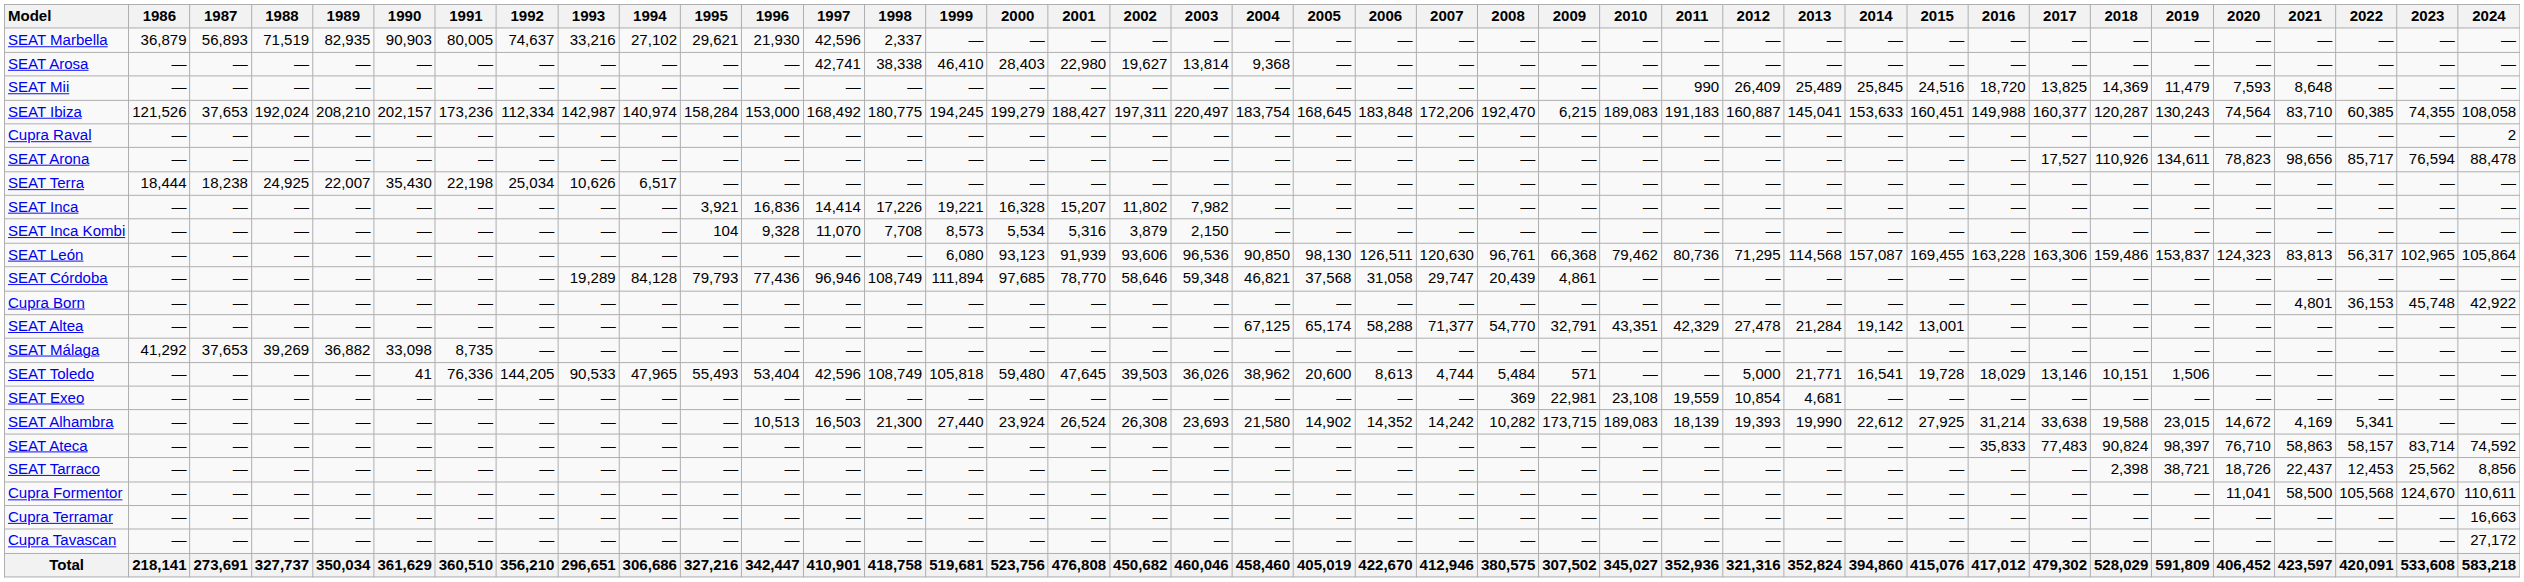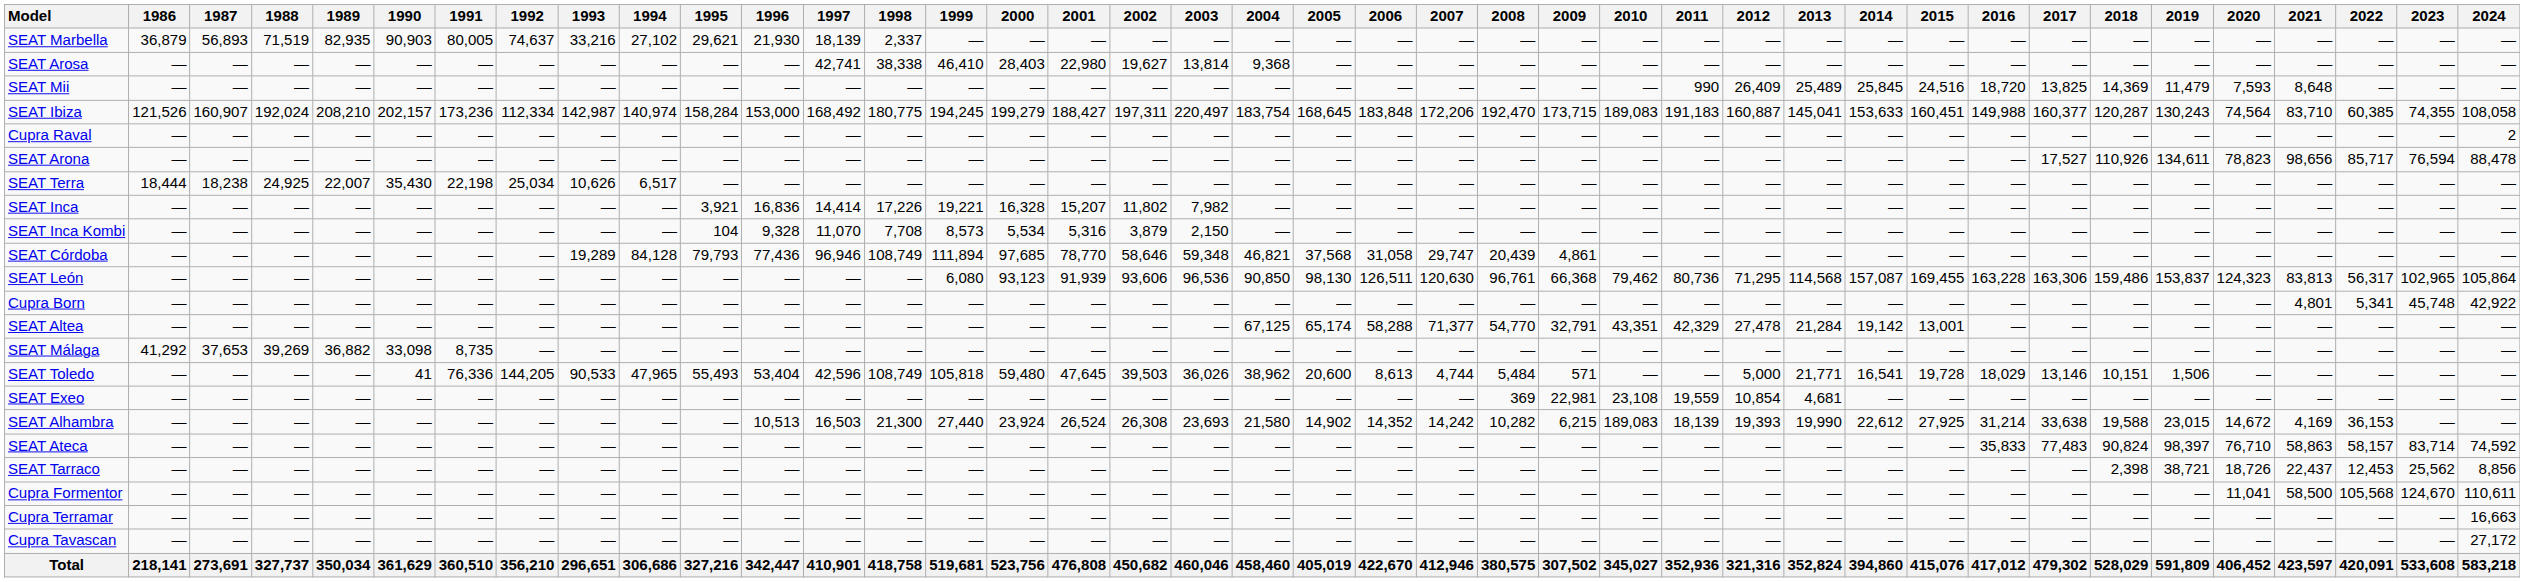(838, 40) 42,596 -> (838, 40) 18,139
(225, 111) 37,653 -> (221, 111) 160,907
(1578, 111) 6,215 -> (1569, 111) 173,715
rows swapped: (58, 278) <-> (46, 254)
(2371, 302) 36,153 -> (2375, 302) 5,341
(1569, 421) 173,715 -> (1578, 421) 6,215
(2375, 421) 5,341 -> (2371, 421) 36,153
